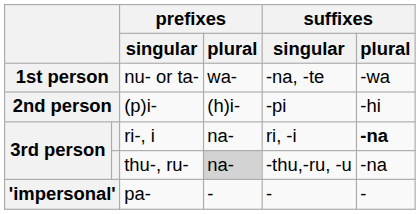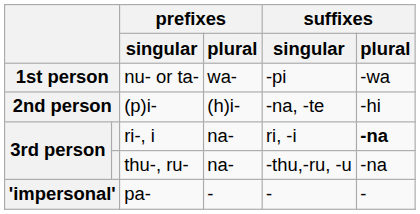(295, 77) -na, -te -> (276, 77) -pi
(276, 106) -pi -> (295, 106) -na, -te
(221, 164) lightgrey background -> (221, 164) no background
